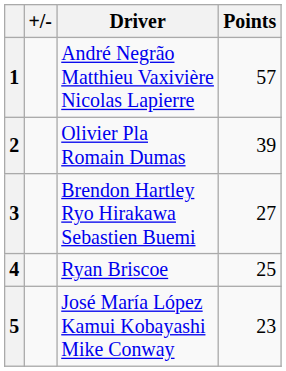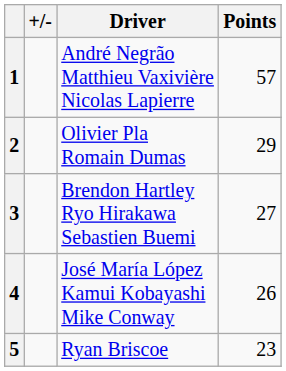(266, 145) 39 -> (266, 145) 29
(115, 270) Ryan Briscoe -> (133, 293) José María López Kamui Kobayashi Mike Conway
(266, 270) 25 -> (266, 293) 26
(133, 326) José María López Kamui Kobayashi Mike Conway -> (115, 350) Ryan Briscoe
